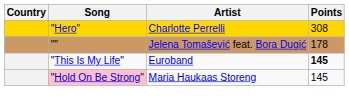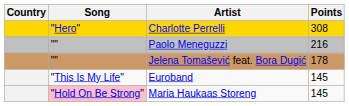+ row: (188, 45)
(319, 61) bold -> (319, 77) normal
